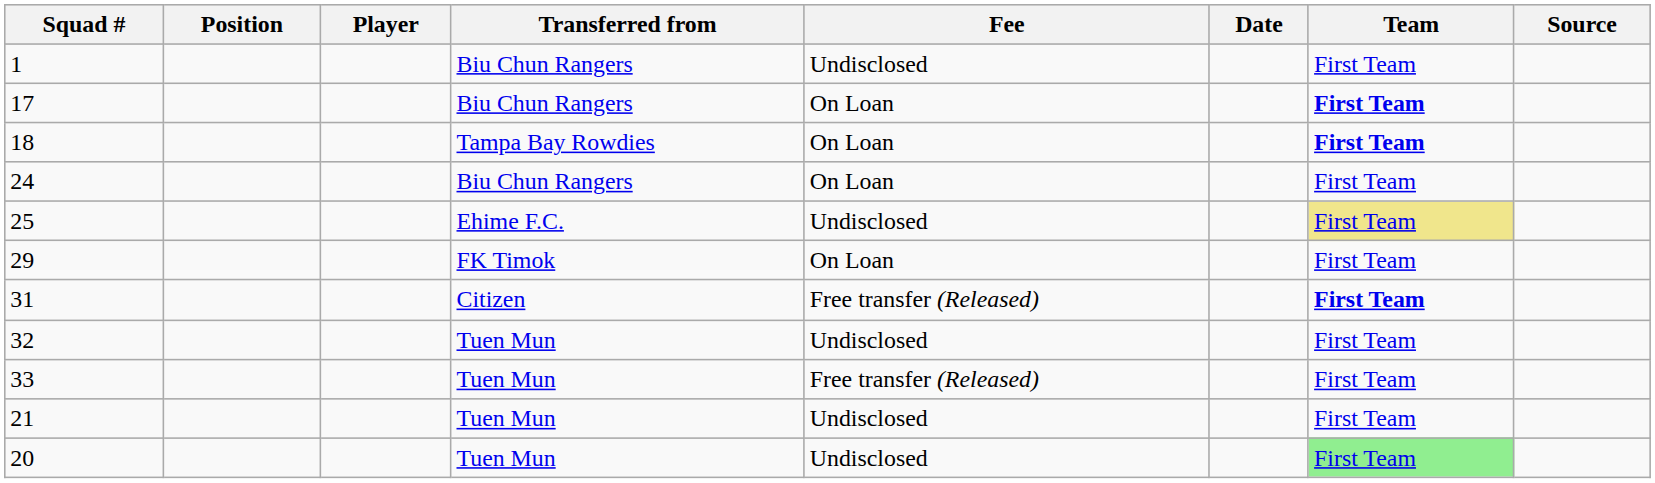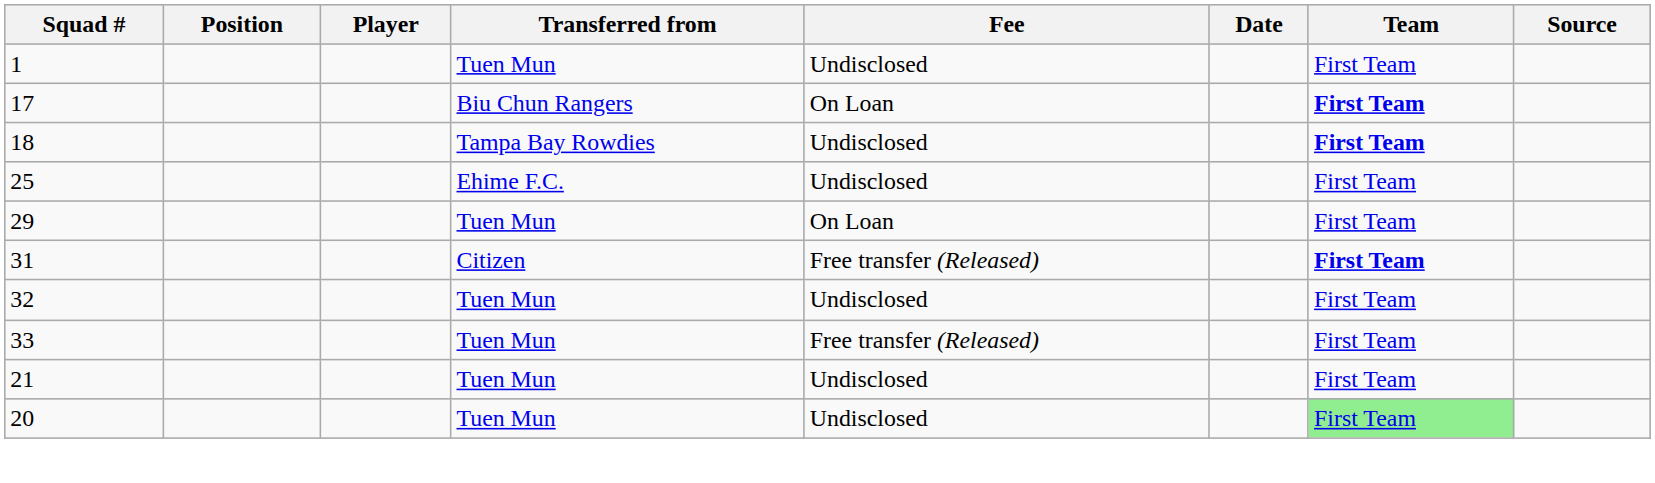(545, 63) Biu Chun Rangers -> (506, 63) Tuen Mun
(852, 142) On Loan -> (869, 142) Undisclosed
- row: (22, 181)
(1365, 221) khaki background -> (1365, 181) no background
(506, 260) FK Timok -> (506, 221) Tuen Mun
